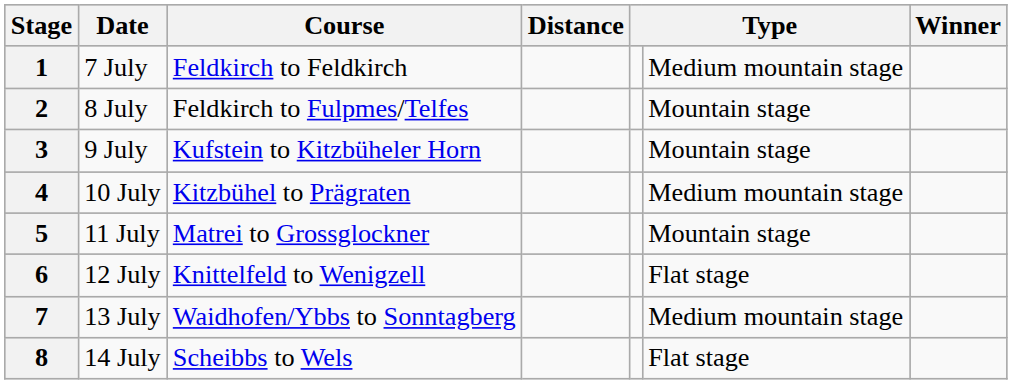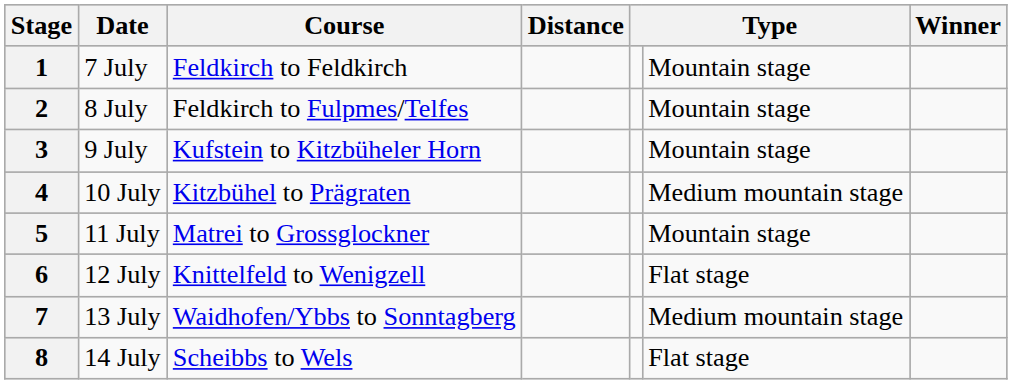(776, 66) Medium mountain stage -> (729, 66) Mountain stage
